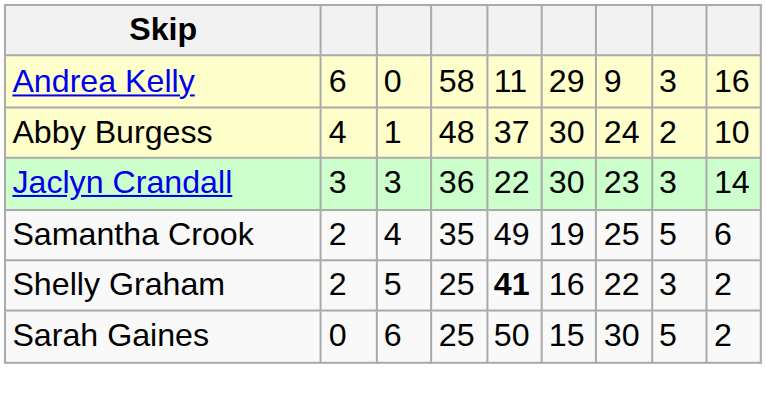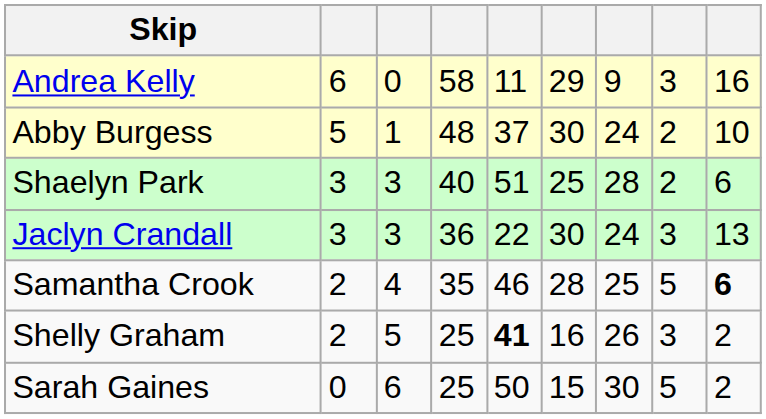(338, 132) 4 -> (338, 132) 5
+ row: (108, 183)
(622, 183) 23 -> (622, 234) 24
(732, 183) 14 -> (732, 234) 13
(512, 234) 49 -> (512, 285) 46
(567, 234) 19 -> (567, 285) 28
(723, 234) normal -> (723, 285) bold
(622, 285) 22 -> (622, 336) 26
